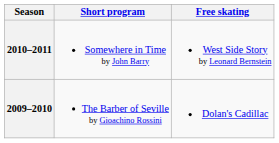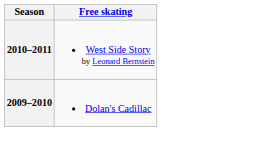- column: (113, 12)
